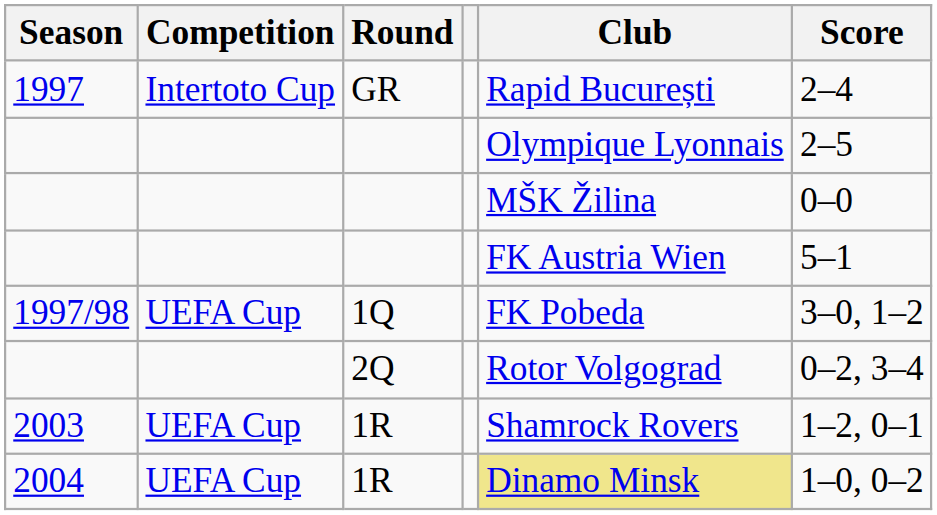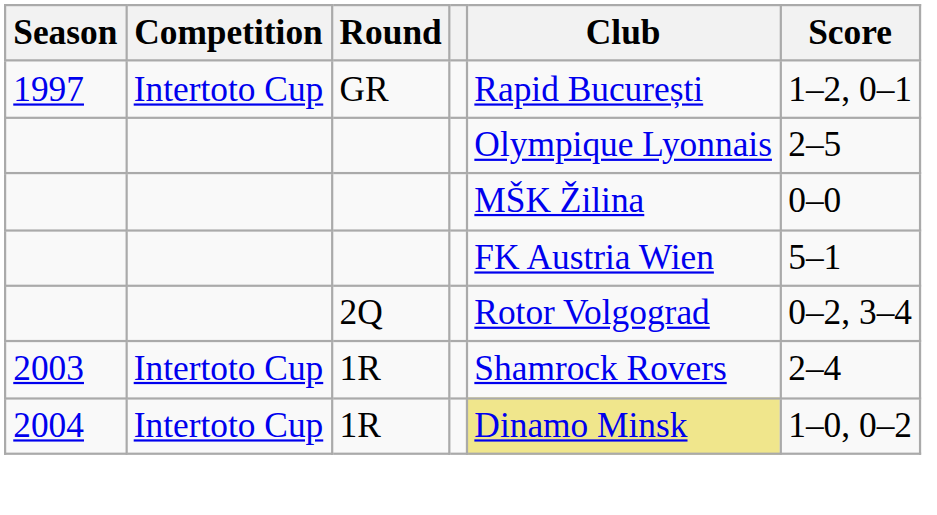(827, 88) 2–4 -> (850, 88) 1–2, 0–1
- row: (71, 312)
(223, 425) UEFA Cup -> (228, 369) Intertoto Cup
(862, 425) 1–2, 0–1 -> (815, 369) 2–4
(223, 481) UEFA Cup -> (228, 425) Intertoto Cup
